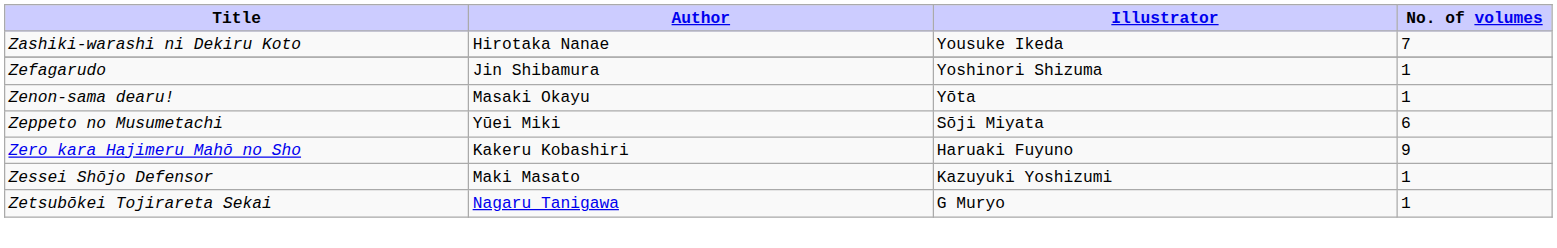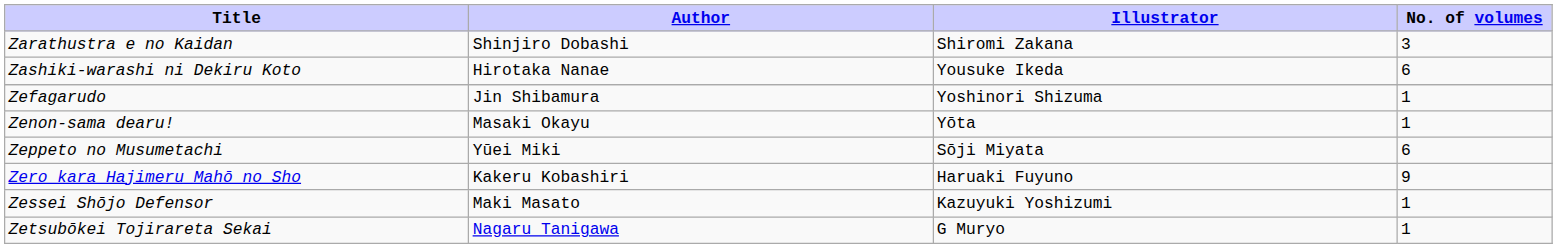+ row: (121, 44)
(1406, 44) 7 -> (1406, 71) 6
